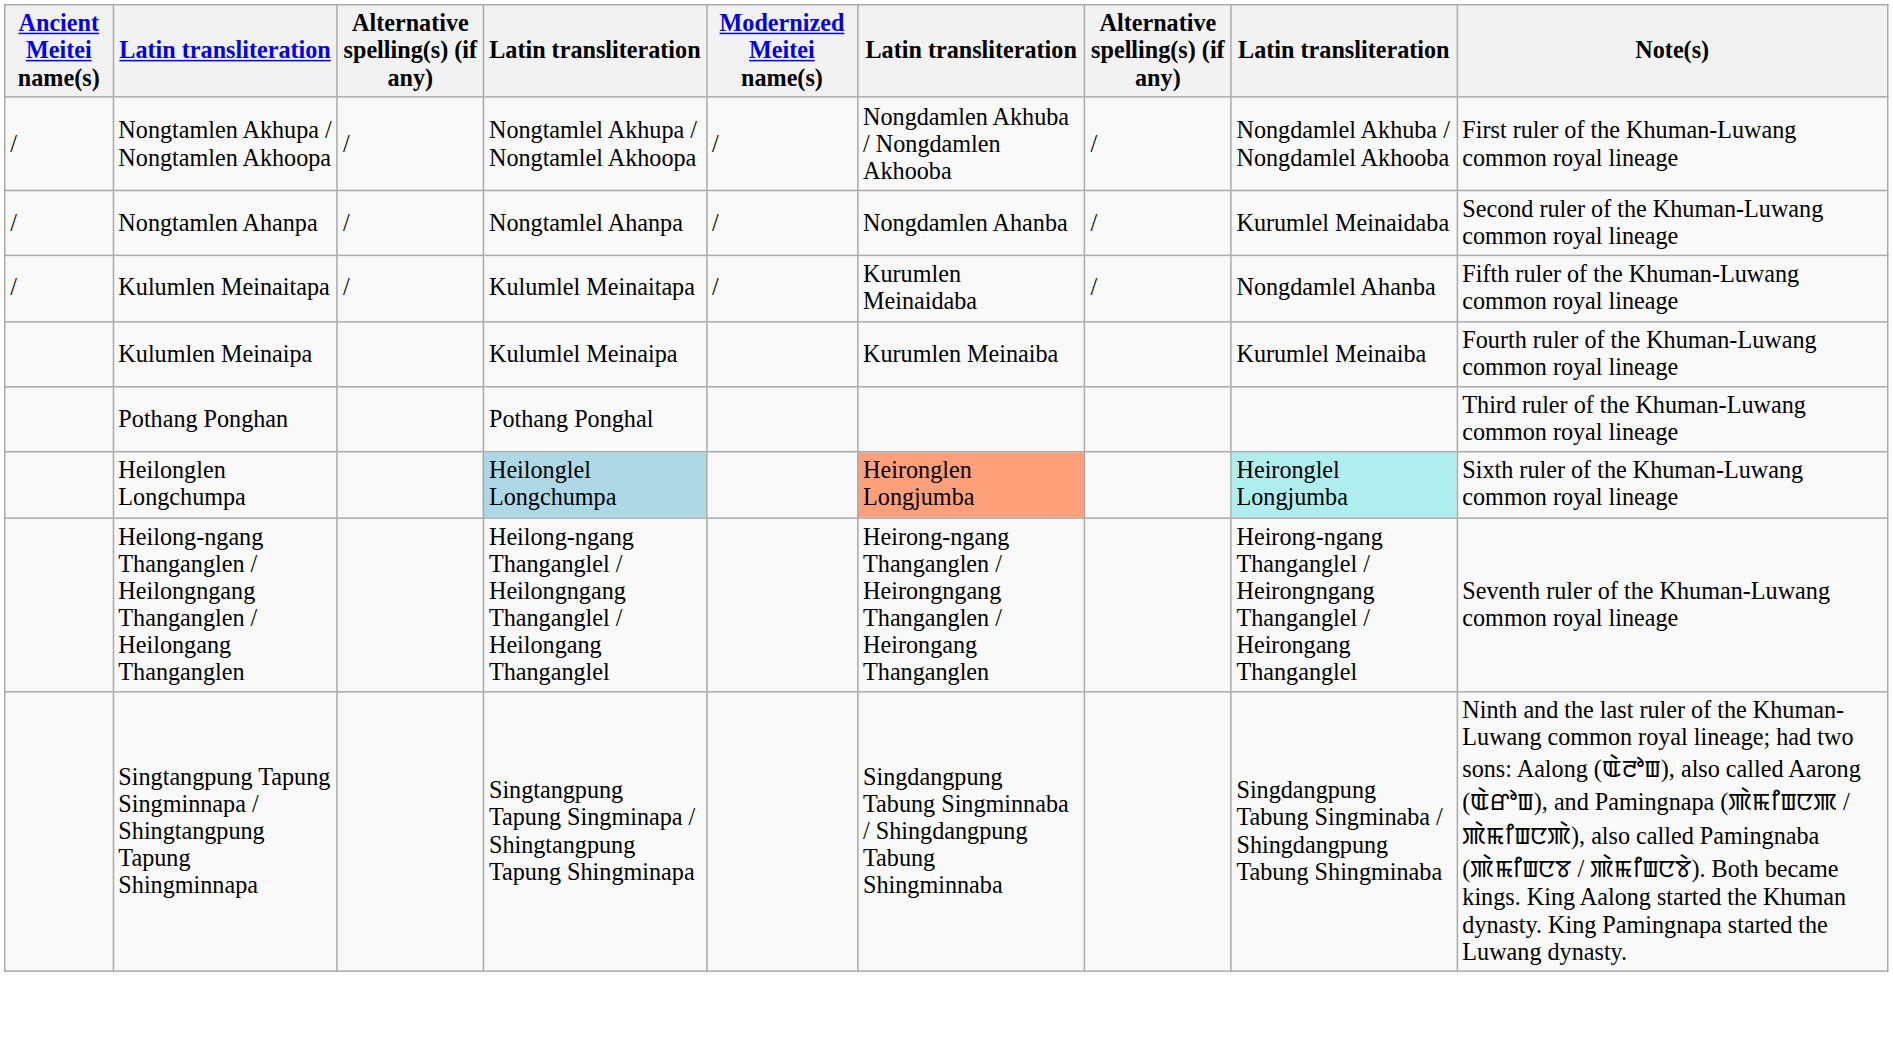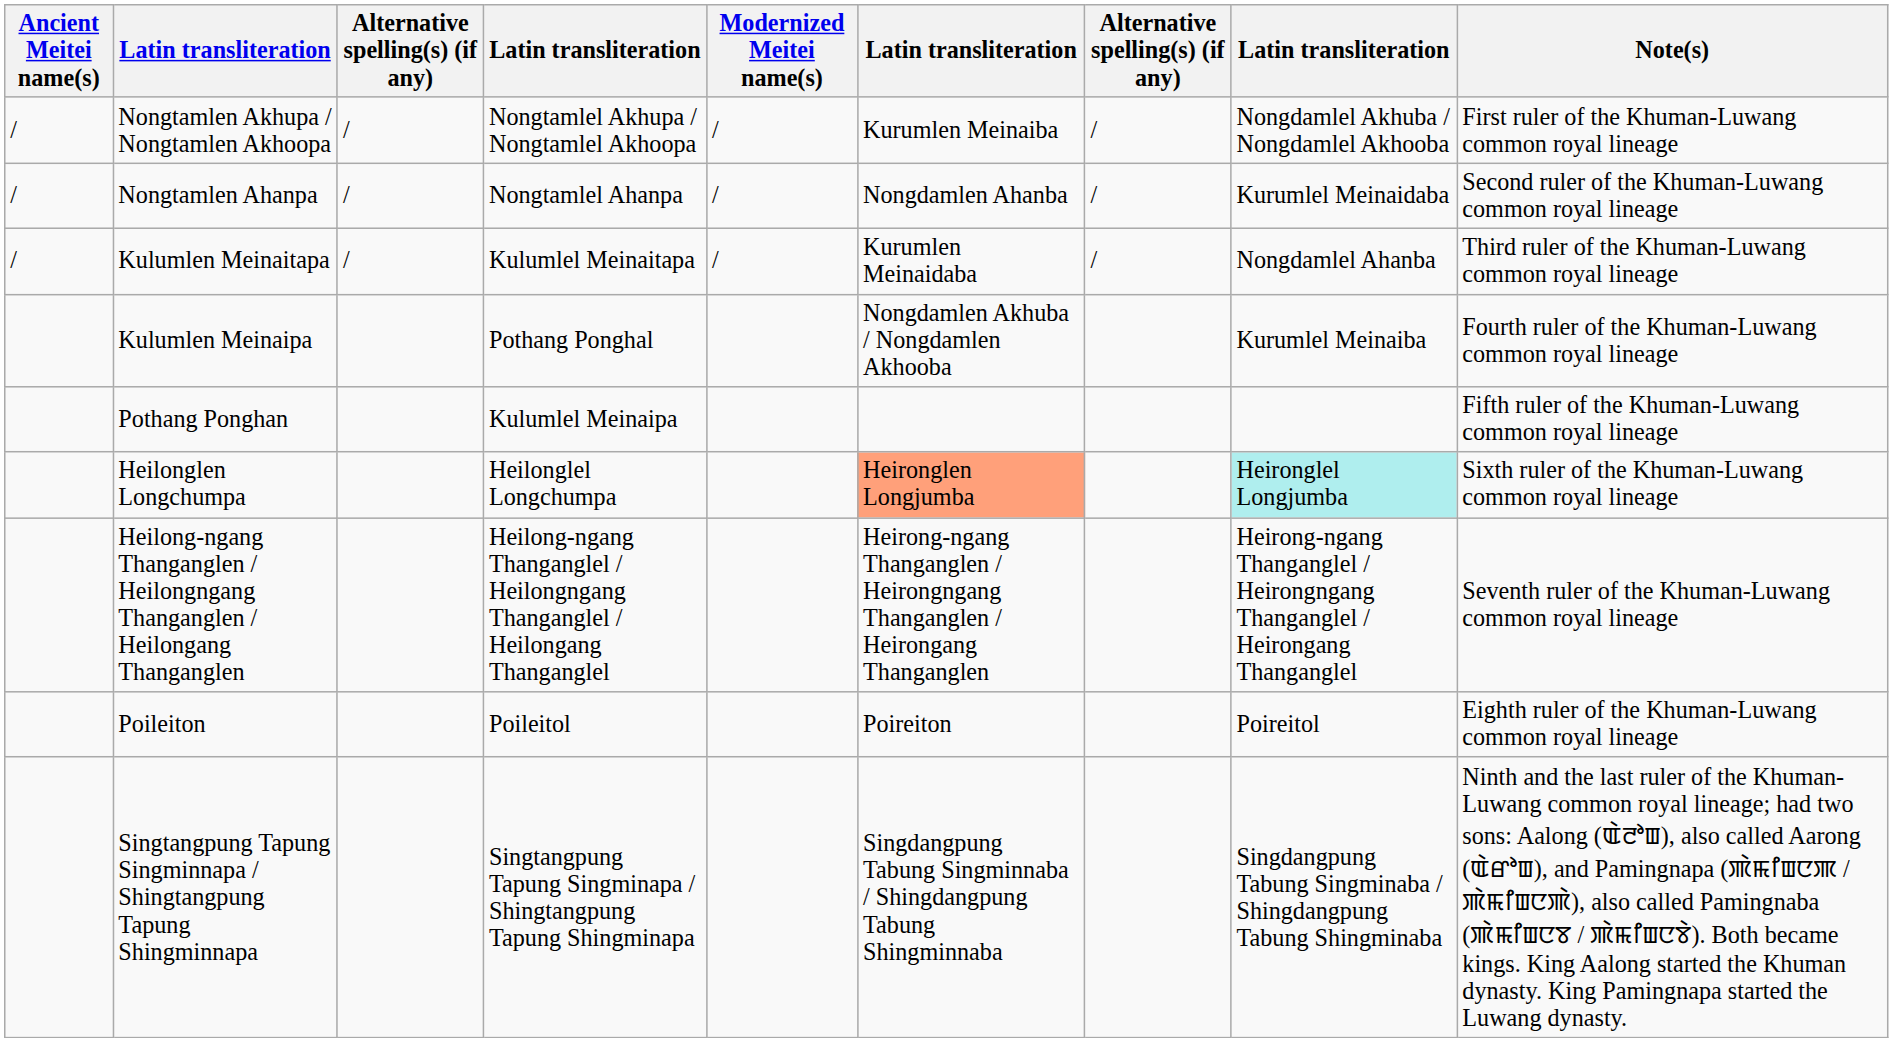(966, 143) Nongdamlen Akhuba / Nongdamlen Akhooba -> (961, 129) Kurumlen Meinaiba
(1631, 288) Fifth ruler of the Khuman-Luwang common royal lineage -> (1634, 260) Third ruler of the Khuman-Luwang common royal lineage
(583, 353) Kulumlel Meinaipa -> (571, 340) Pothang Ponghal
(961, 353) Kurumlen Meinaiba -> (966, 340) Nongdamlen Akhuba / Nongdamlen Akhooba
(571, 419) Pothang Ponghal -> (583, 419) Kulumlel Meinaipa
(1634, 419) Third ruler of the Khuman-Luwang common royal lineage -> (1631, 419) Fifth ruler of the Khuman-Luwang common royal lineage
(553, 484) lightblue background -> (553, 484) no background
+ row: (162, 724)
